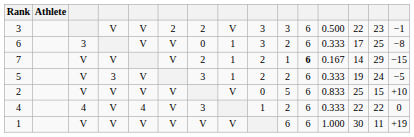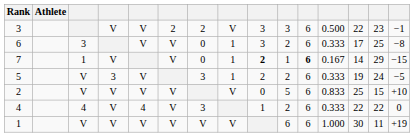(83, 60) V -> (83, 60) 1
(203, 60) 2 -> (203, 60) 0
(262, 60) normal -> (262, 60) bold
